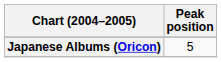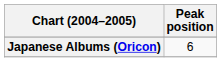(190, 47) 5 -> (190, 47) 6
